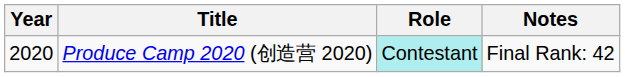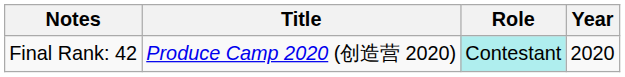columns swapped: (31, 20) <-> (551, 20)
